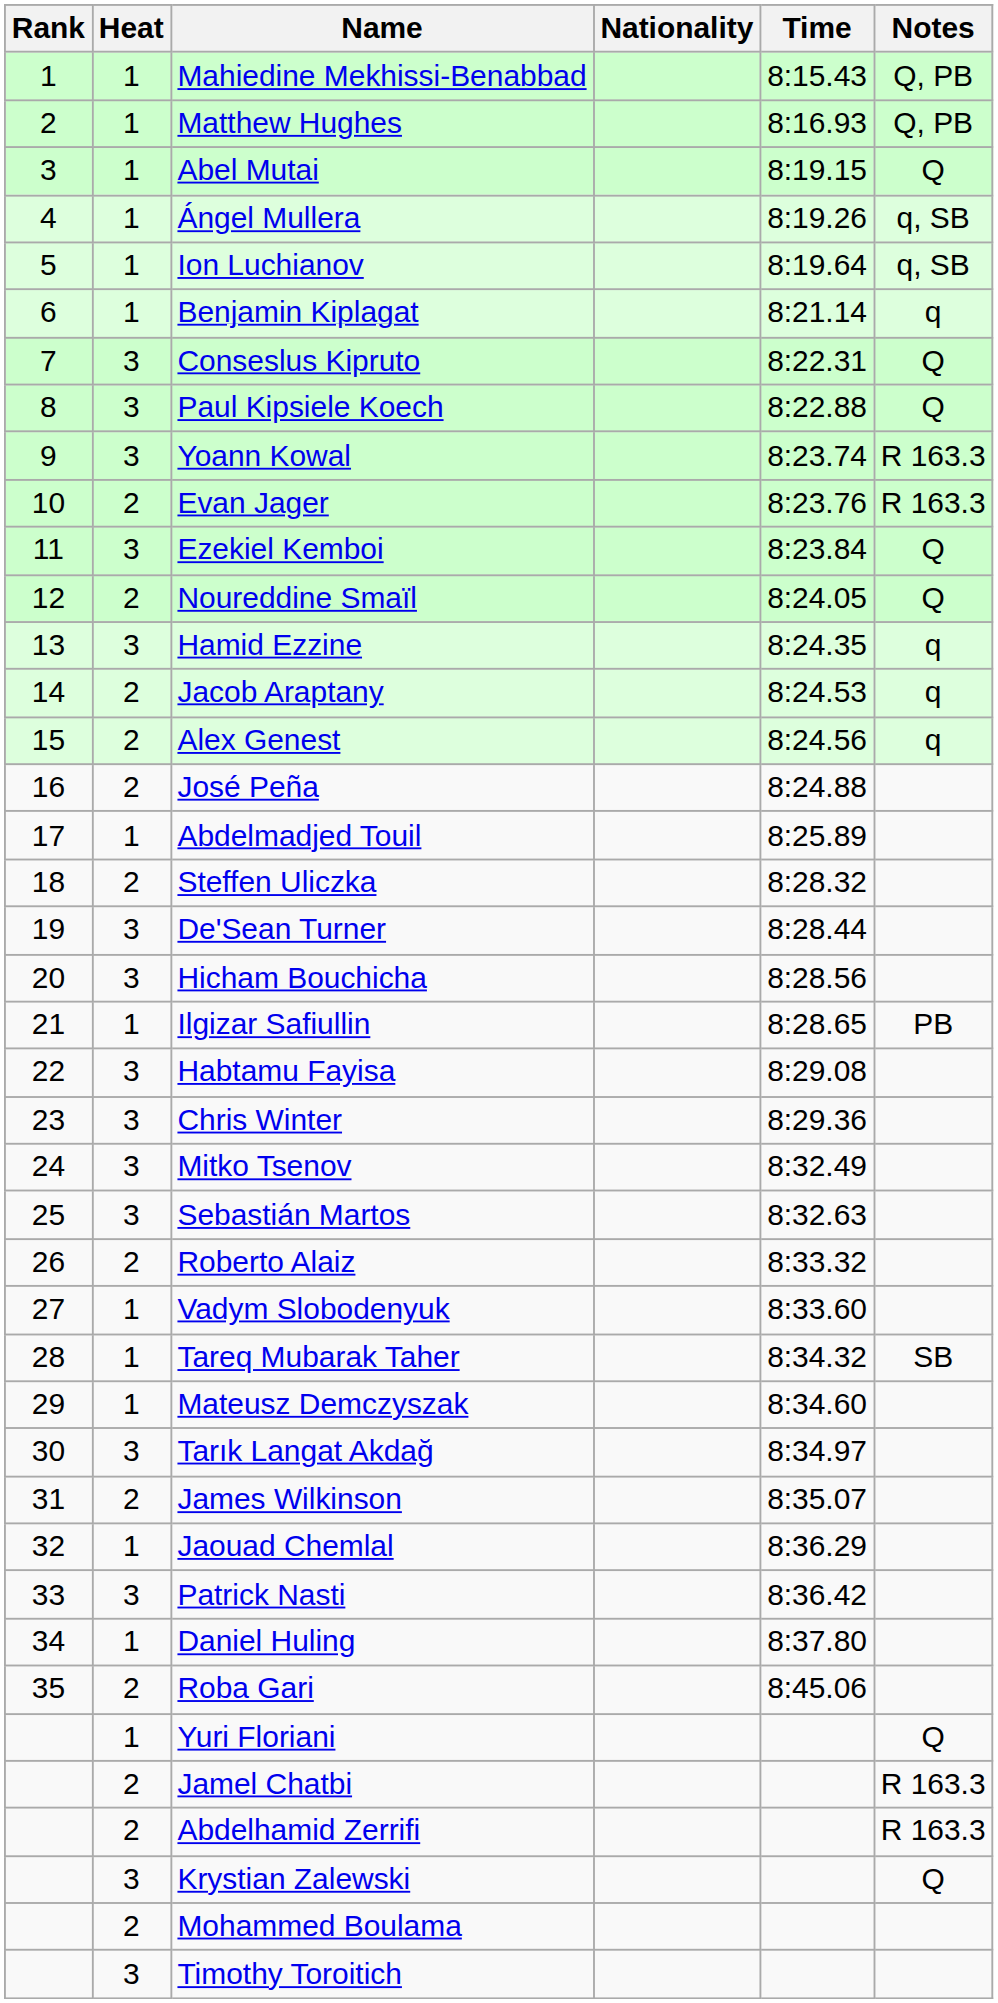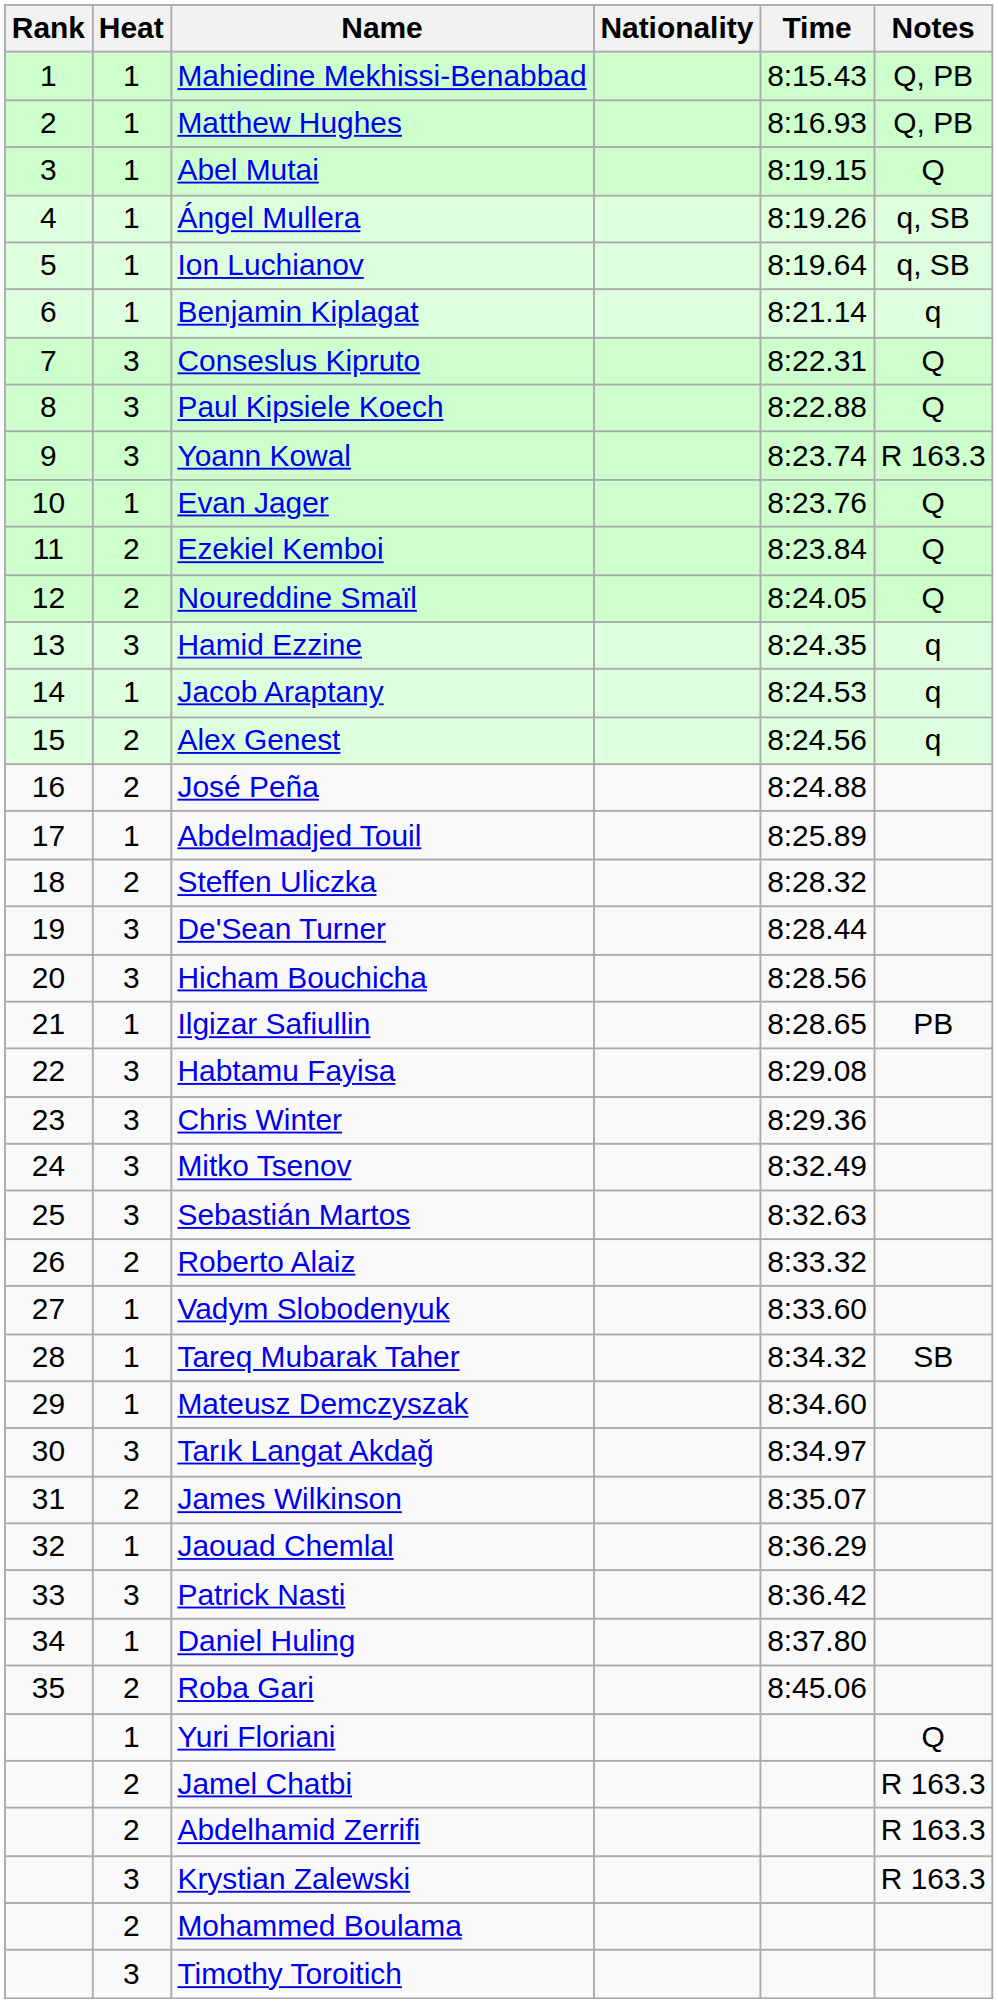(131, 502) 2 -> (131, 502) 1
(933, 502) R 163.3 -> (933, 502) Q
(131, 550) 3 -> (131, 550) 2
(131, 692) 2 -> (131, 692) 1
(933, 1878) Q -> (933, 1878) R 163.3
